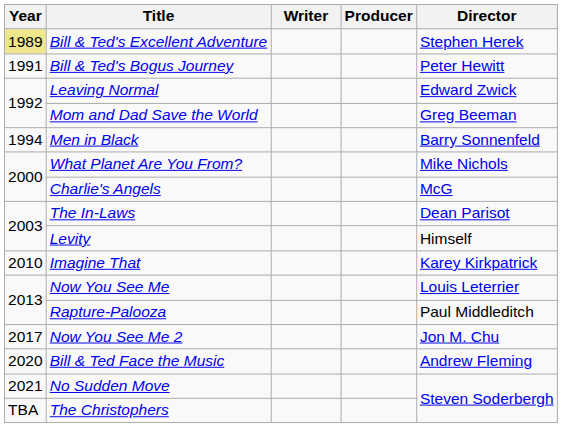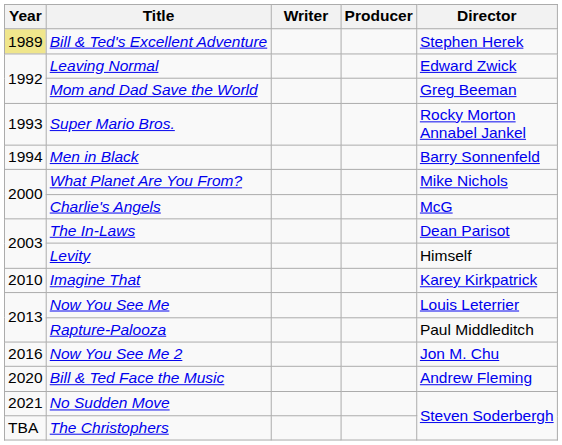- row: (142, 66)
+ row: (112, 123)
(25, 336) 2017 -> (25, 354) 2016
